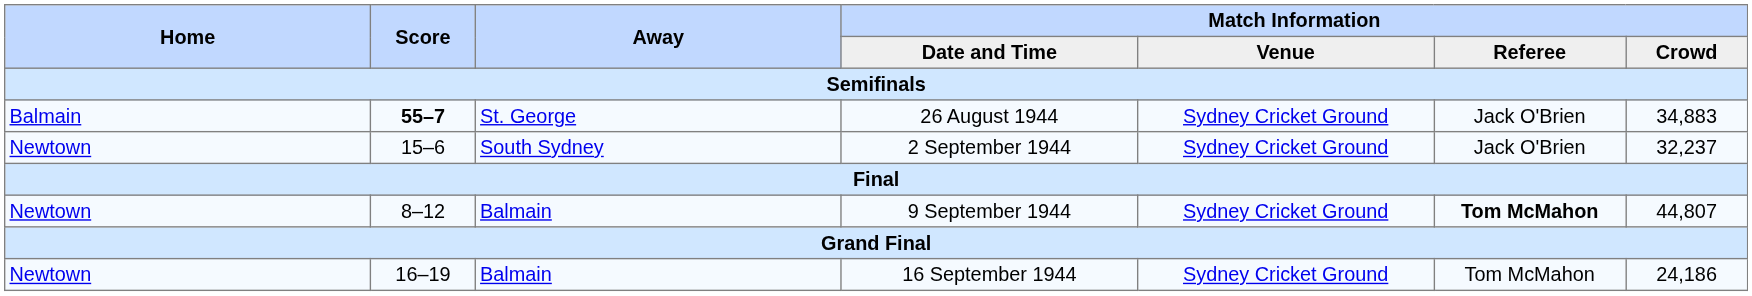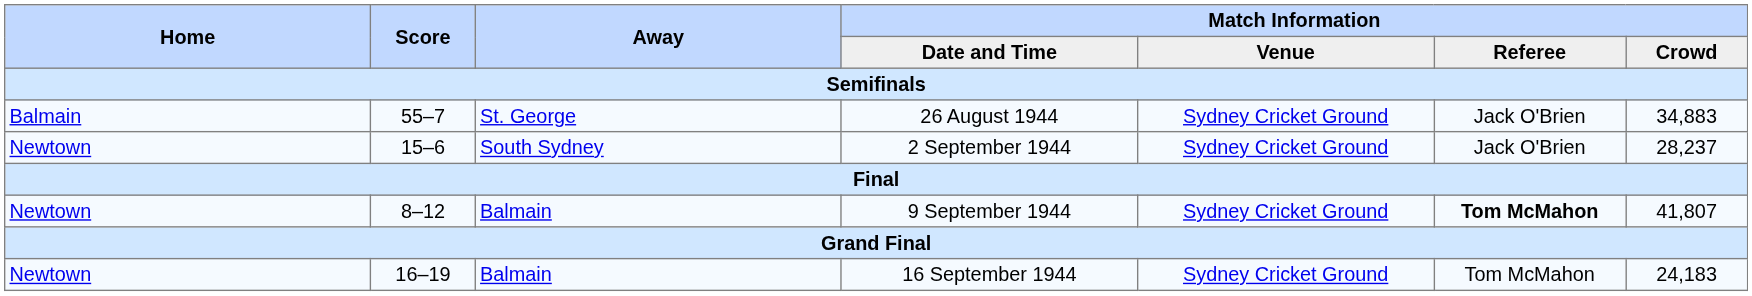(423, 116) bold -> (423, 116) normal
(1687, 148) 32,237 -> (1687, 148) 28,237
(1687, 211) 44,807 -> (1687, 211) 41,807
(1687, 274) 24,186 -> (1687, 274) 24,183
